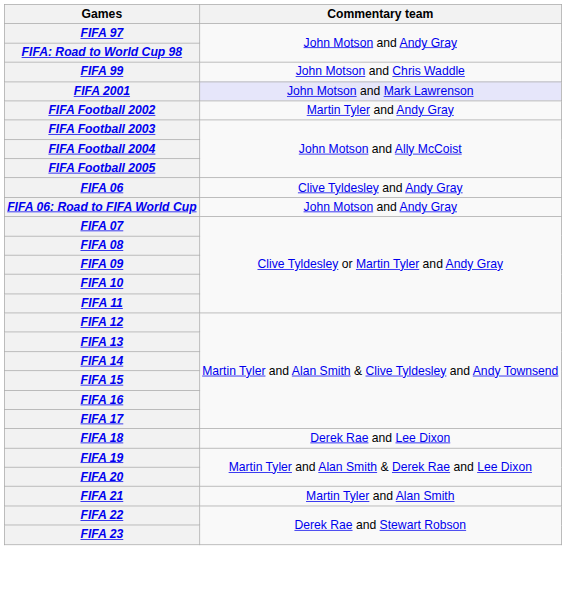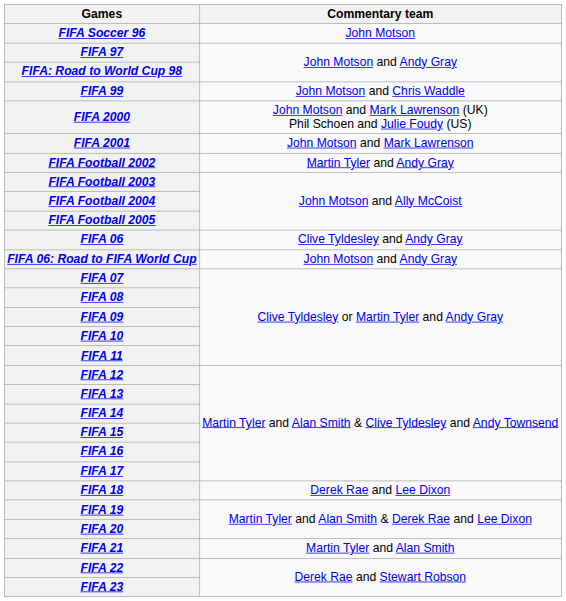+ row: (102, 33)
+ row: (102, 117)
(380, 91) lavender background -> (380, 143) no background
